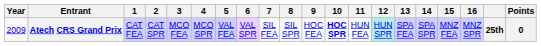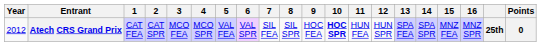(16, 29) 2009 -> (16, 29) 2012
(383, 29) paleturquoise background -> (383, 29) no background
